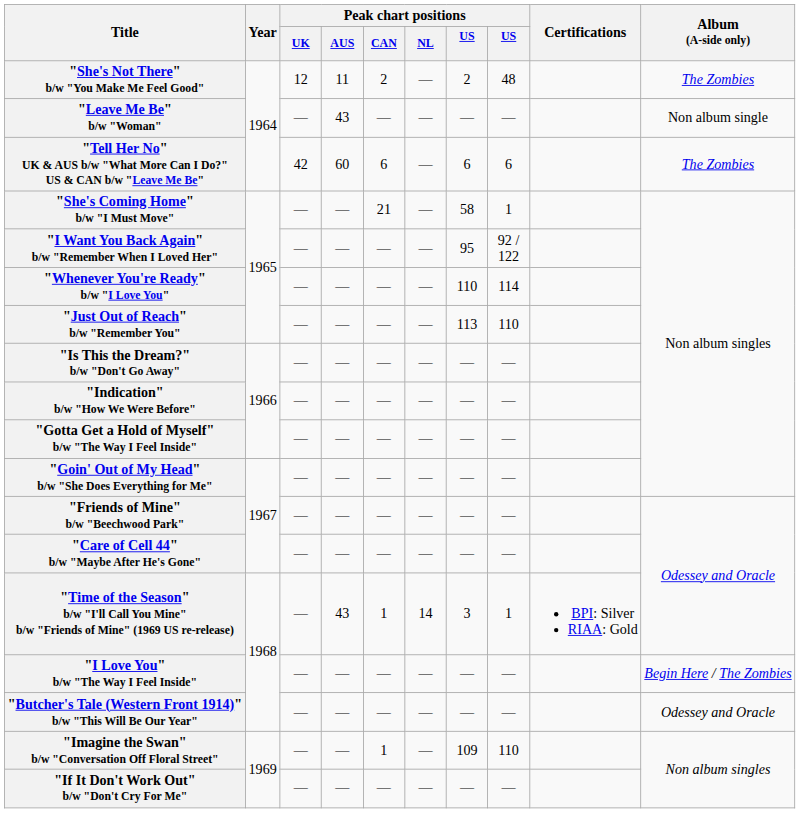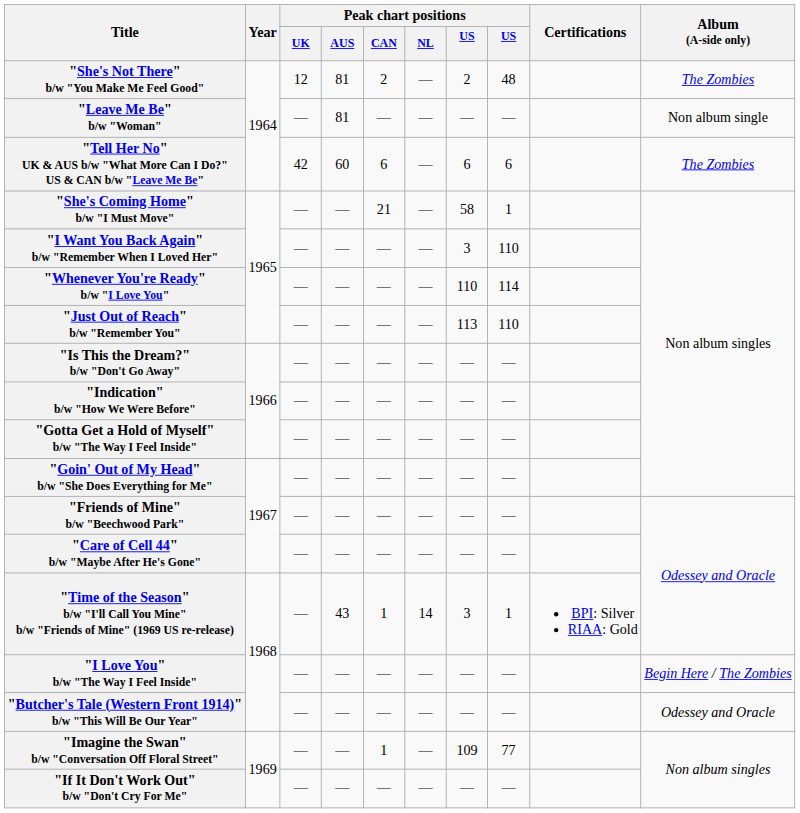(342, 79) 11 -> (342, 79) 81
(342, 117) 43 -> (342, 117) 81
(467, 248) 95 -> (467, 248) 3
(509, 248) 92 / 122 -> (509, 248) 110
(509, 750) 110 -> (509, 750) 77
